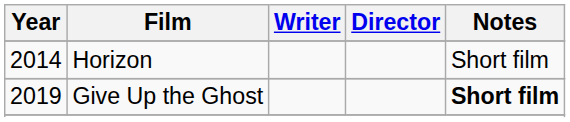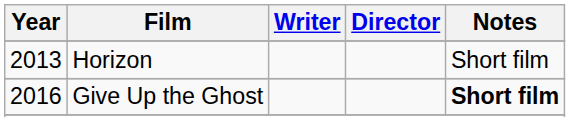(36, 59) 2014 -> (36, 59) 2013
(36, 96) 2019 -> (36, 96) 2016
